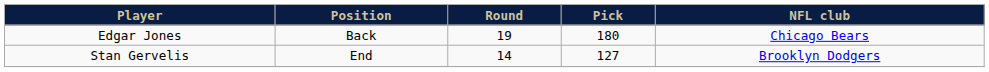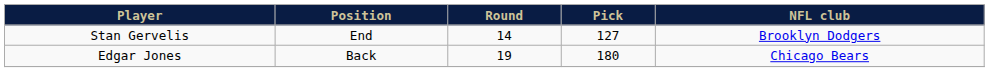rows swapped: (140, 56) <-> (140, 35)
